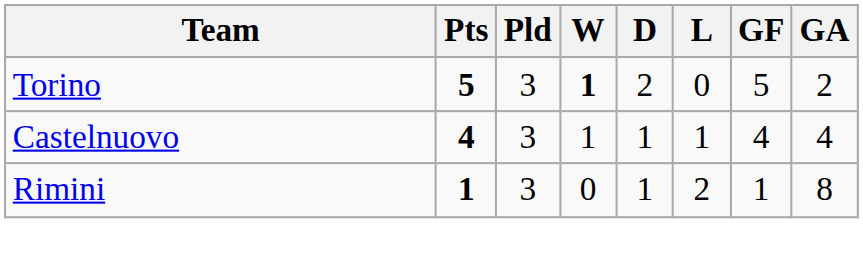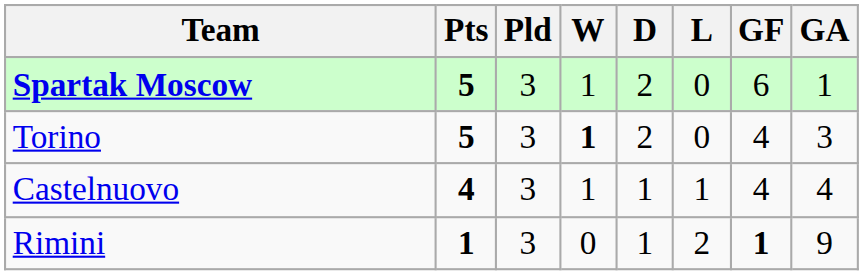+ row: (132, 83)
(761, 83) 5 -> (761, 136) 4
(825, 83) 2 -> (825, 136) 3
(761, 189) normal -> (761, 242) bold
(825, 189) 8 -> (825, 242) 9
